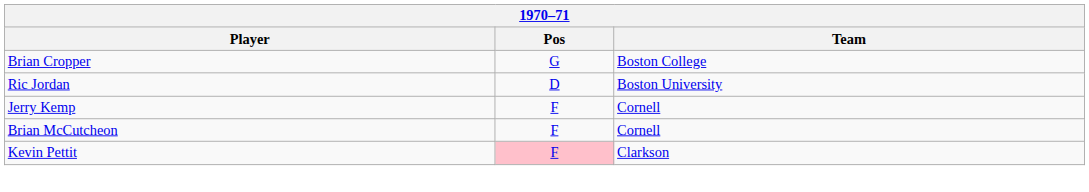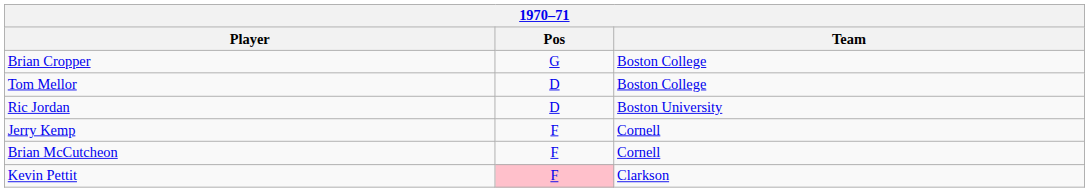+ row: (42, 84)
